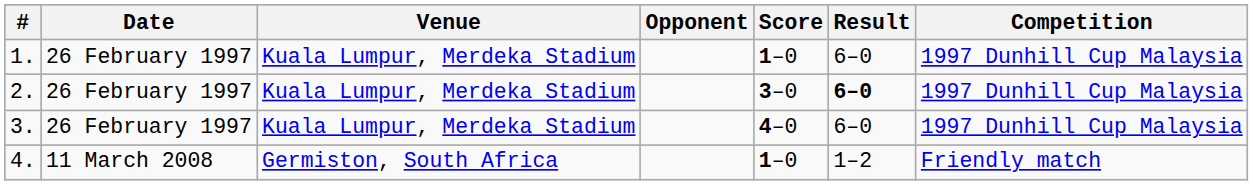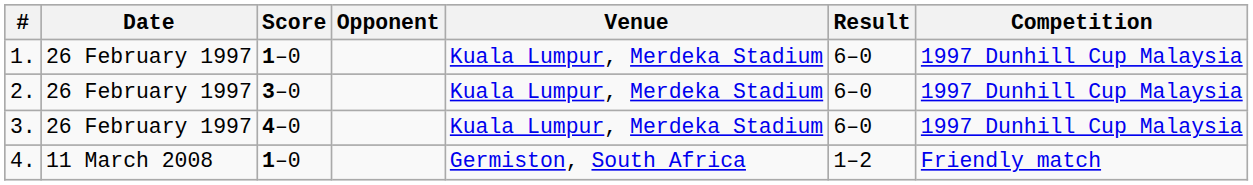columns swapped: (449, 22) <-> (791, 22)
(853, 92) bold -> (853, 92) normal
